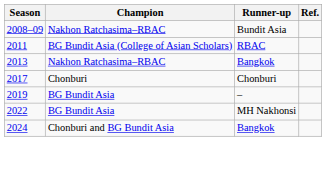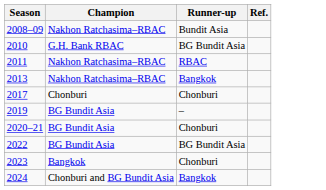+ row: (17, 45)
(140, 45) BG Bundit Asia (College of Asian Scholars) -> (107, 62) Nakhon Ratchasima–RBAC
+ row: (25, 128)
(267, 111) MH Nakhonsi -> (212, 144) BG Bundit Asia
+ row: (17, 161)
